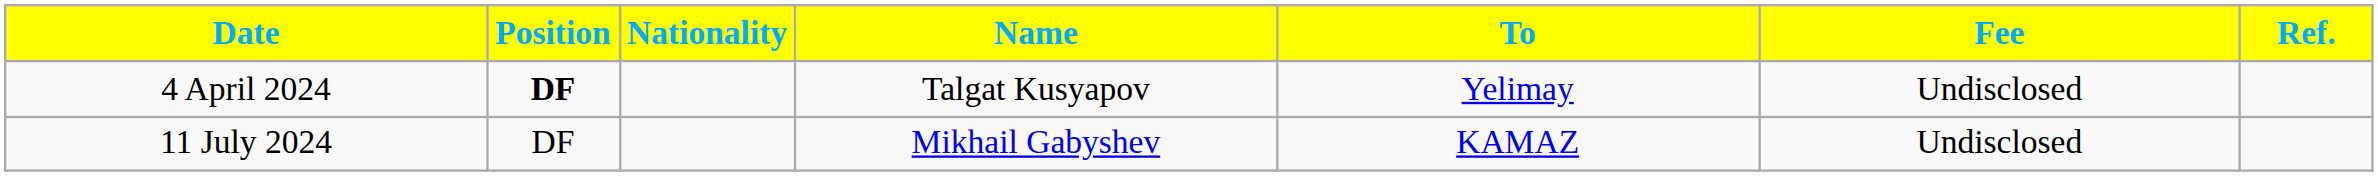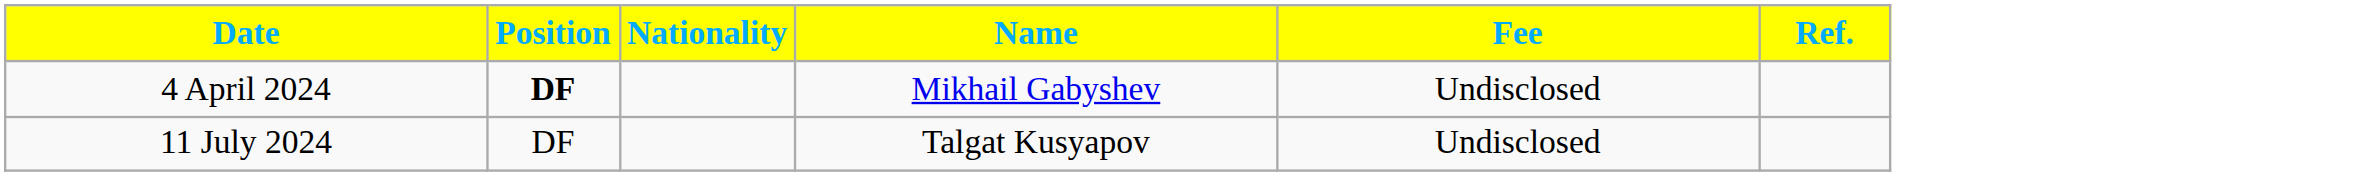- column: (1518, 32)
(1036, 87) Talgat Kusyapov -> (1036, 87) Mikhail Gabyshev
(1036, 143) Mikhail Gabyshev -> (1036, 143) Talgat Kusyapov
